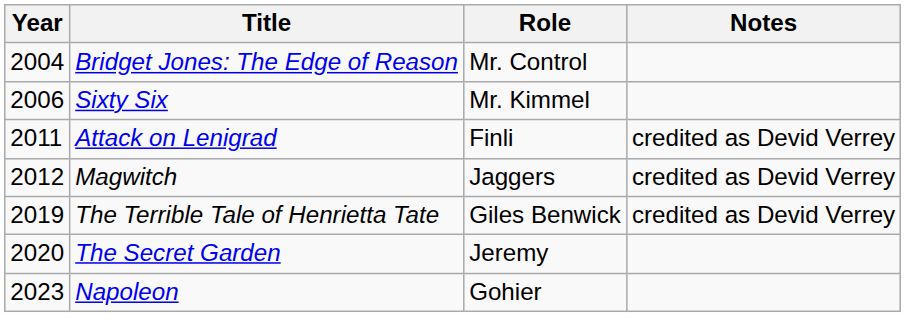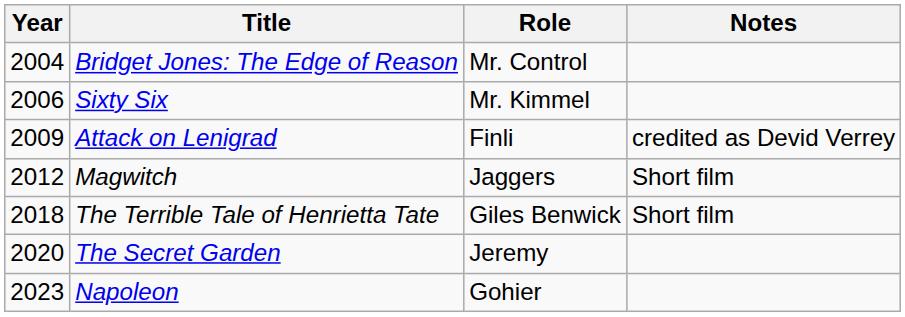(36, 138) 2011 -> (37, 138) 2009
(764, 176) credited as Devid Verrey -> (683, 176) Short film
(37, 215) 2019 -> (37, 215) 2018
(764, 215) credited as Devid Verrey -> (683, 215) Short film
